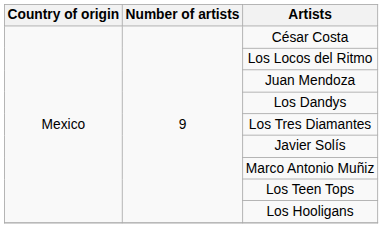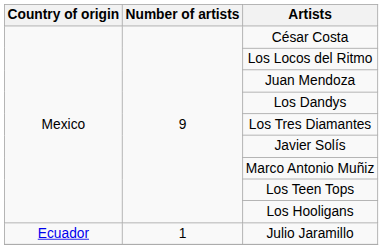+ row: (310, 233)
